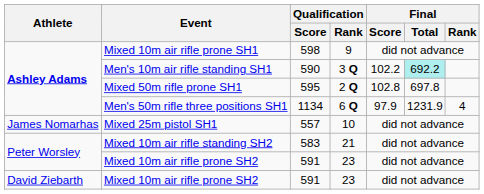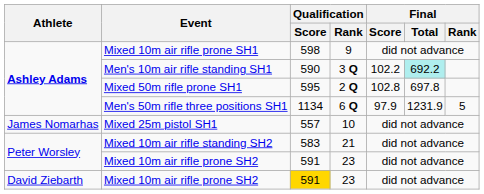(462, 106) 4 -> (462, 106) 5
(310, 180) no background -> (310, 180) gold background
